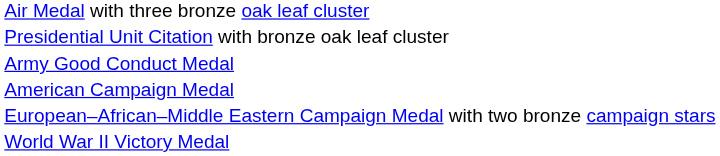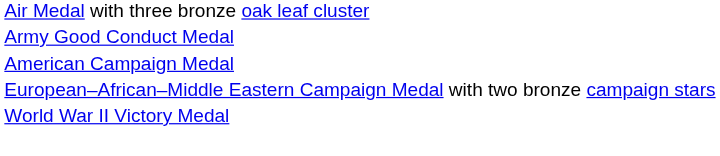- row: (227, 37)
